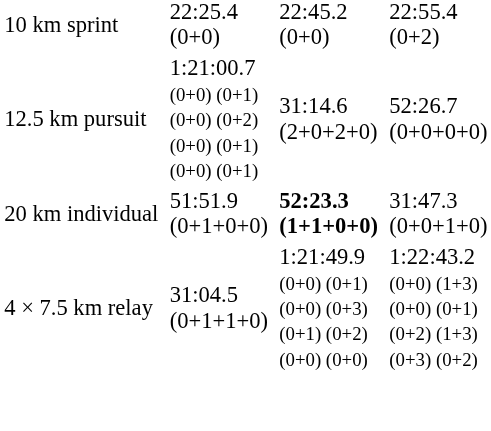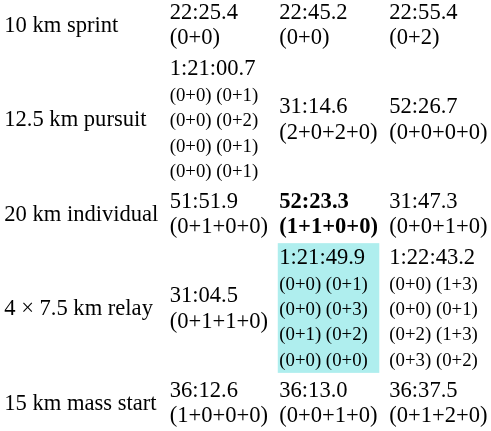(324, 307) no background -> (324, 307) paleturquoise background
+ row: (80, 402)
